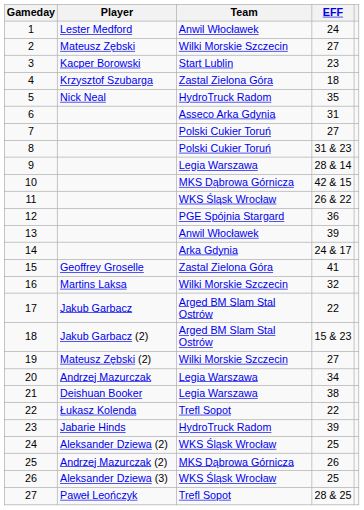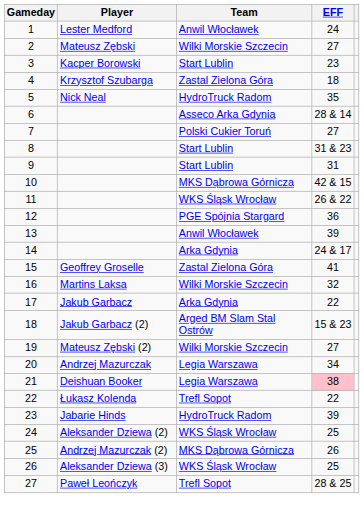(333, 115) 31 -> (333, 115) 28 & 14
(225, 149) Polski Cukier Toruń -> (206, 149) Start Lublin
(218, 166) Legia Warszawa -> (206, 166) Start Lublin
(333, 166) 28 & 14 -> (333, 166) 31
(227, 308) Arged BM Slam Stal Ostrów -> (208, 302) Arka Gdynia
(333, 394) no background -> (333, 382) pink background
